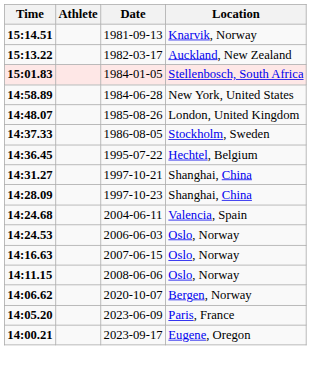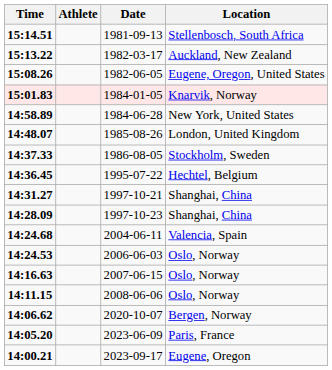(213, 34) Knarvik, Norway -> (236, 34) Stellenbosch, South Africa
+ row: (30, 74)
(236, 74) Stellenbosch, South Africa -> (213, 94) Knarvik, Norway
